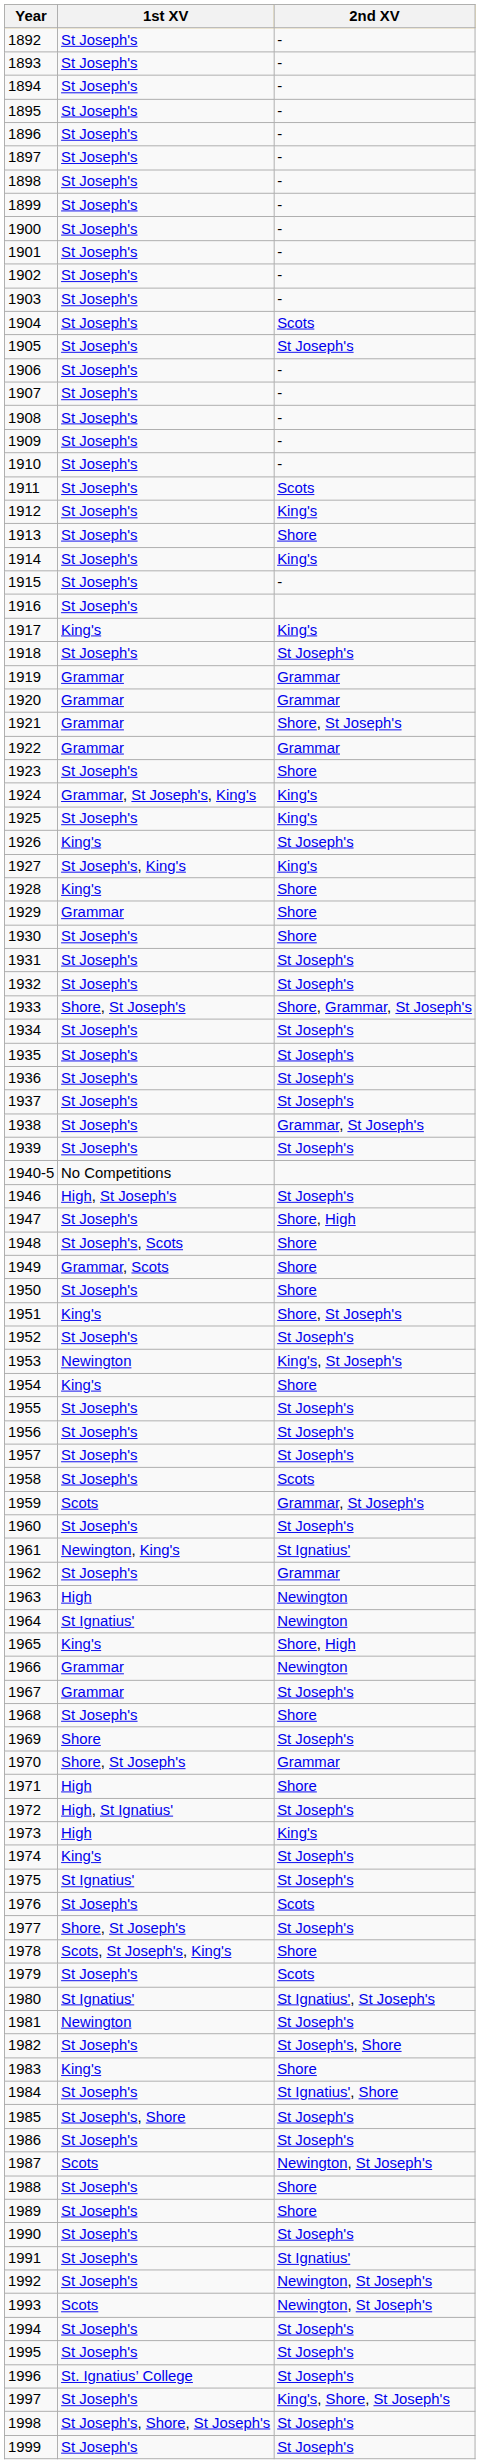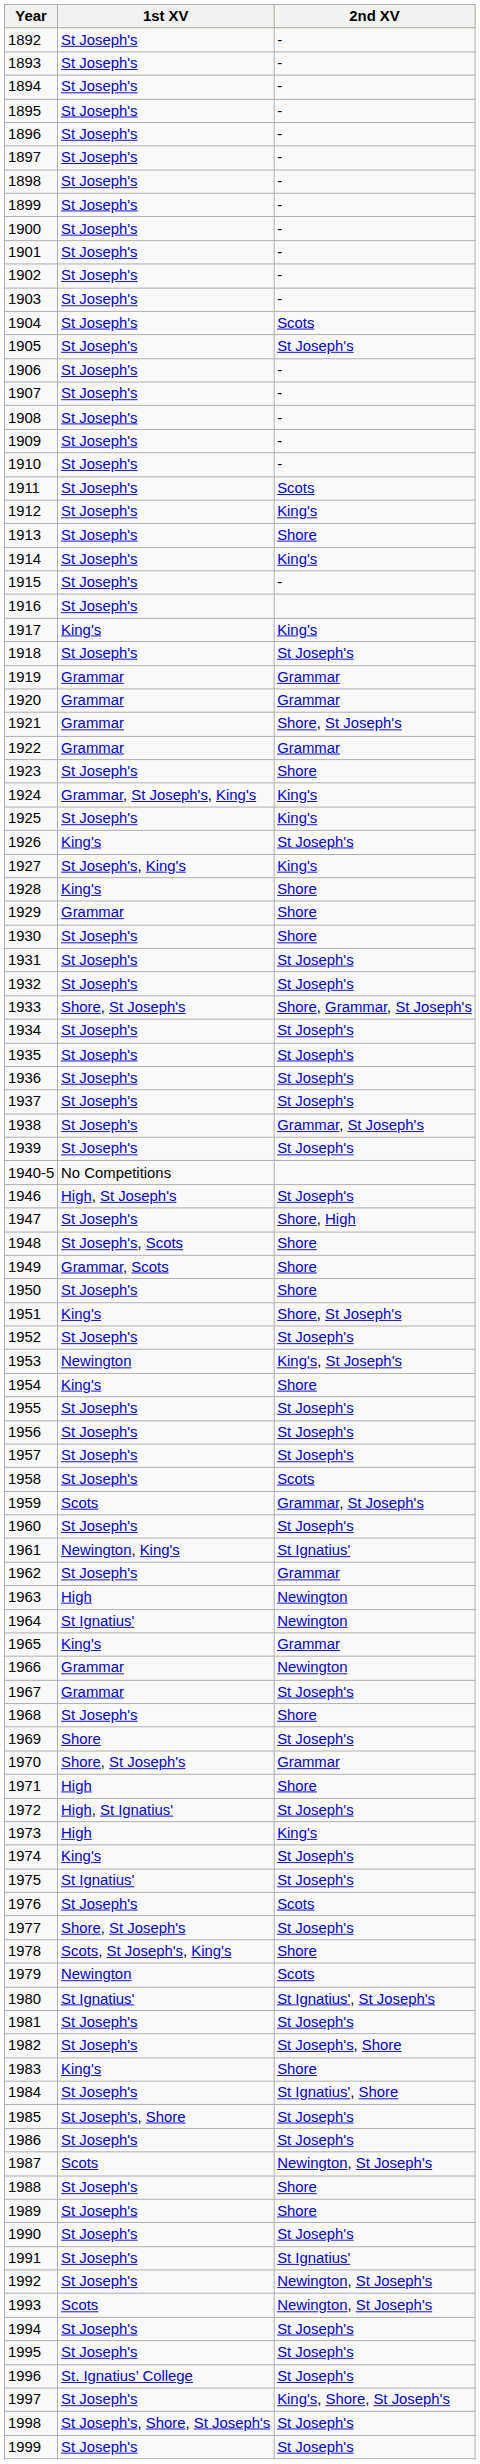(316, 1644) Shore, High -> (309, 1644) Grammar
(99, 1974) St Joseph's -> (96, 1974) Newington
(96, 2022) Newington -> (99, 2022) St Joseph's
